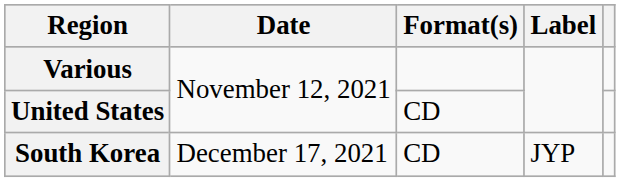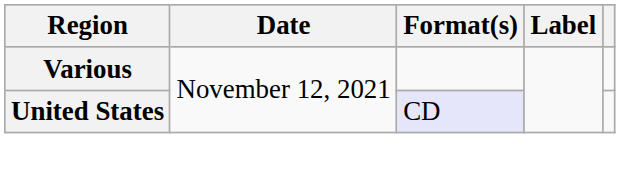(422, 111) no background -> (422, 111) lavender background
- row: (88, 153)
